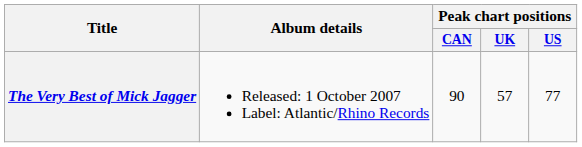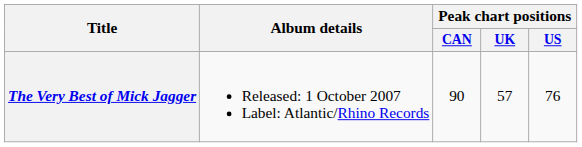(553, 96) 77 -> (553, 96) 76
